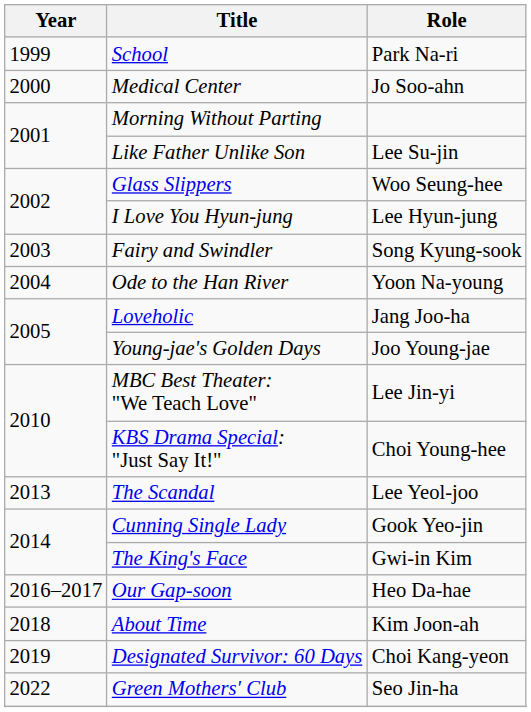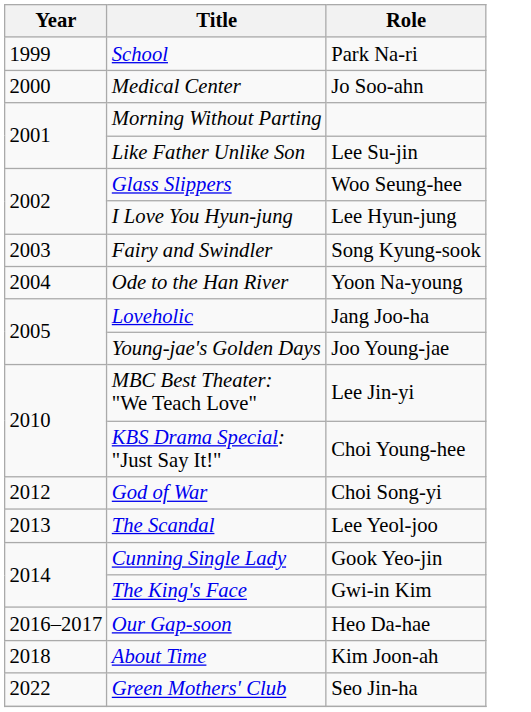+ row: (160, 492)
- row: (237, 656)
